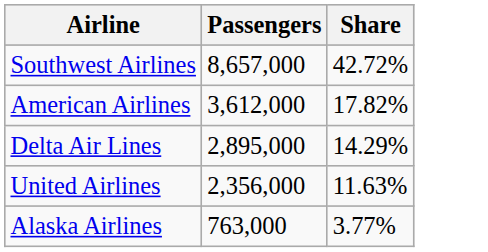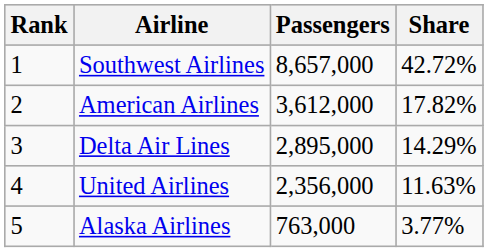+ column: (39, 24)
